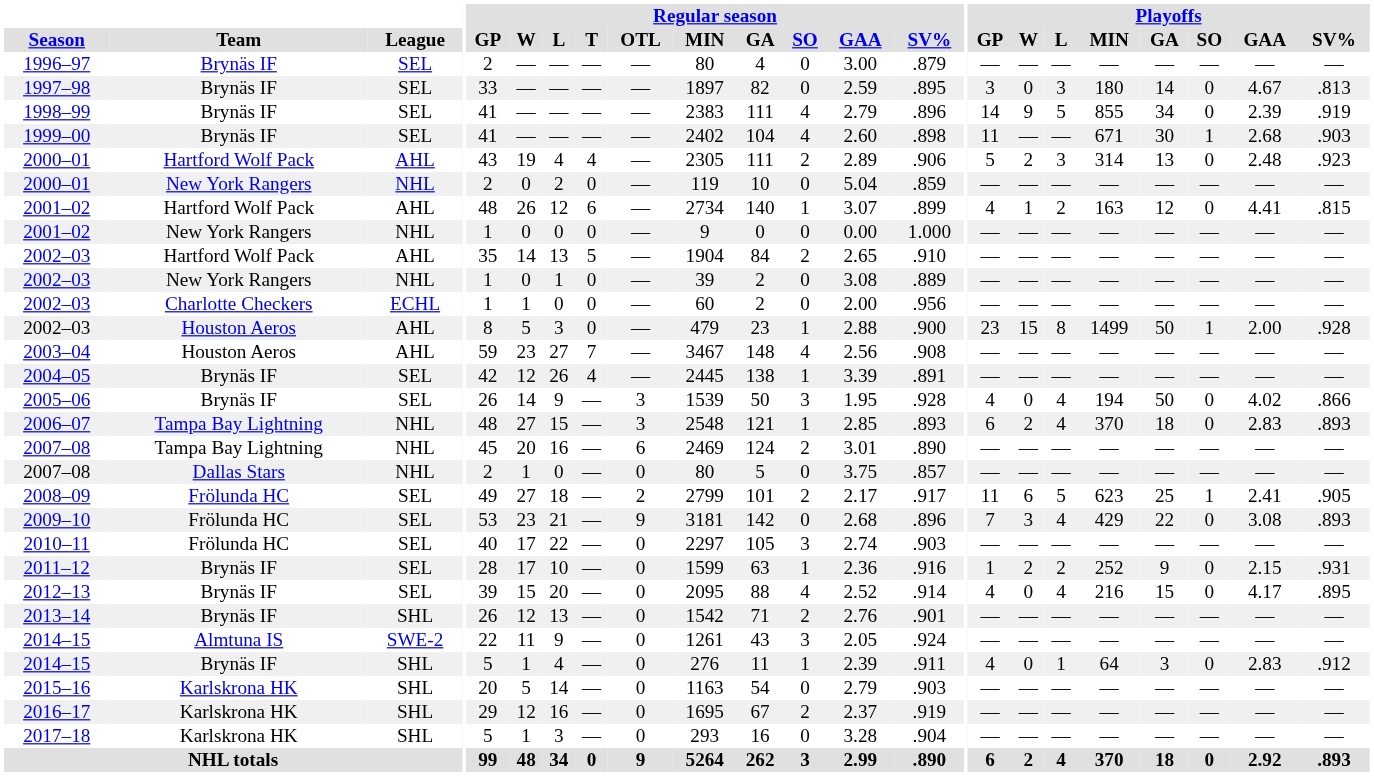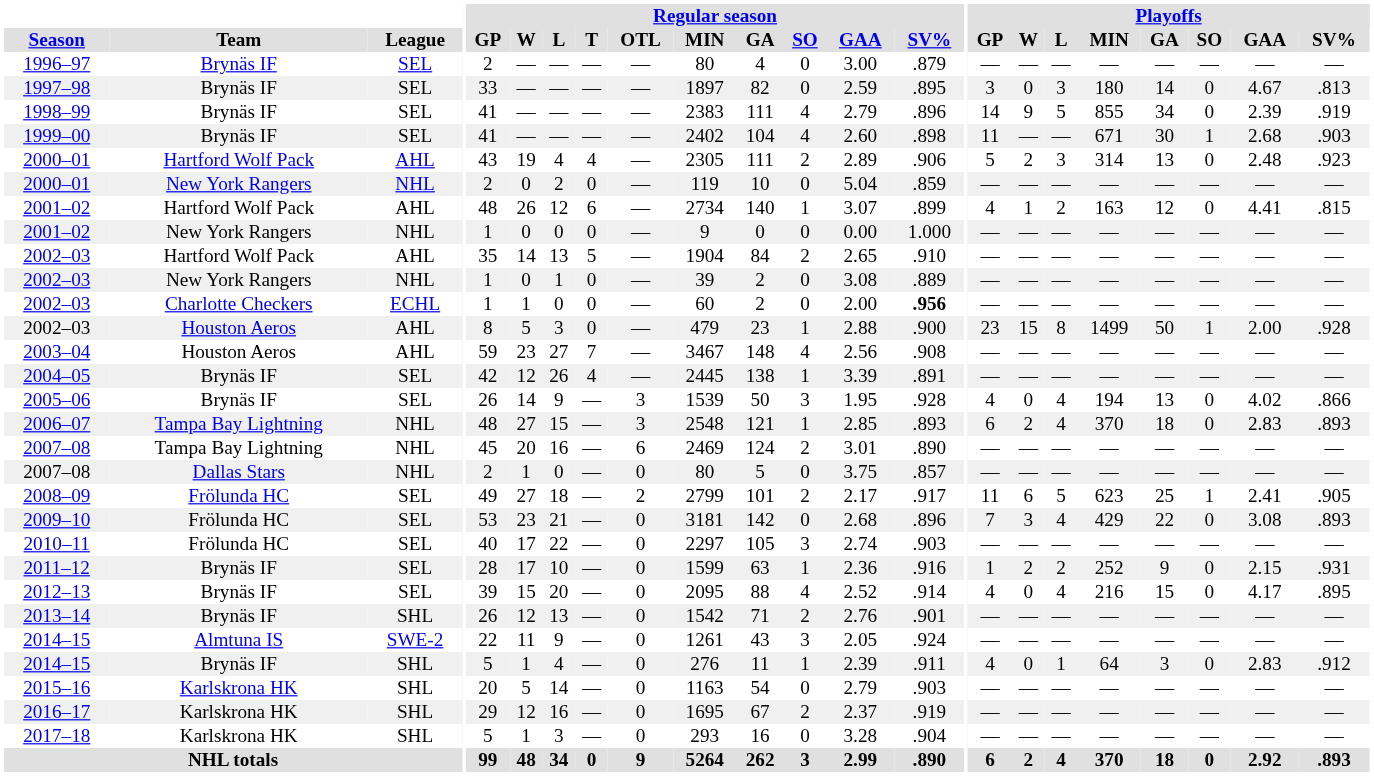(929, 303) normal -> (929, 303) bold
(1165, 399) 50 -> (1165, 399) 13
(640, 519) 9 -> (640, 519) 0
